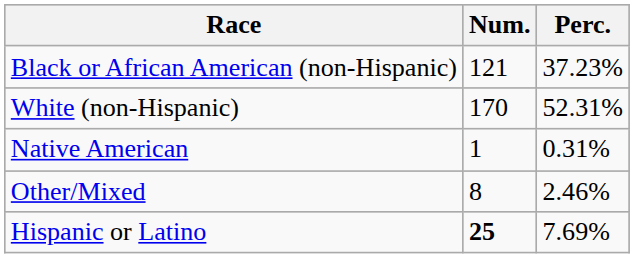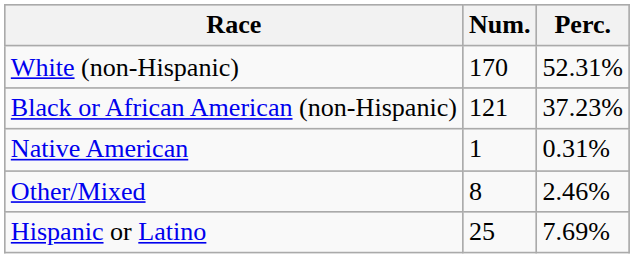rows swapped: (125, 107) <-> (234, 66)
(482, 231) bold -> (482, 231) normal
